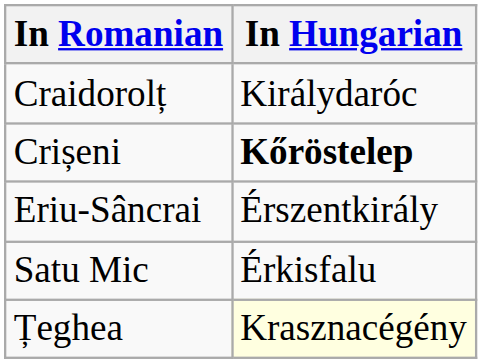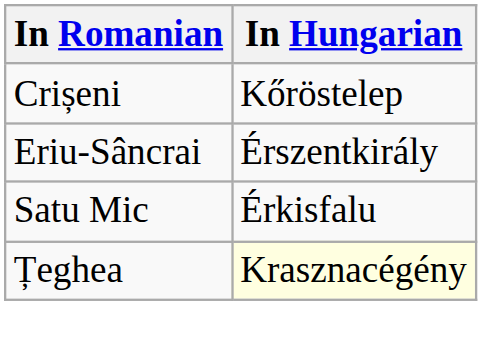- row: (90, 92)
(327, 151) bold -> (322, 92) normal
